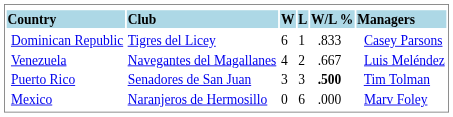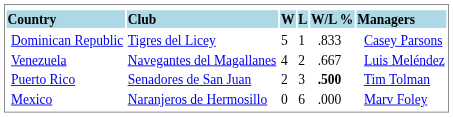(284, 40) 6 -> (284, 40) 5
(284, 79) 3 -> (284, 79) 2
